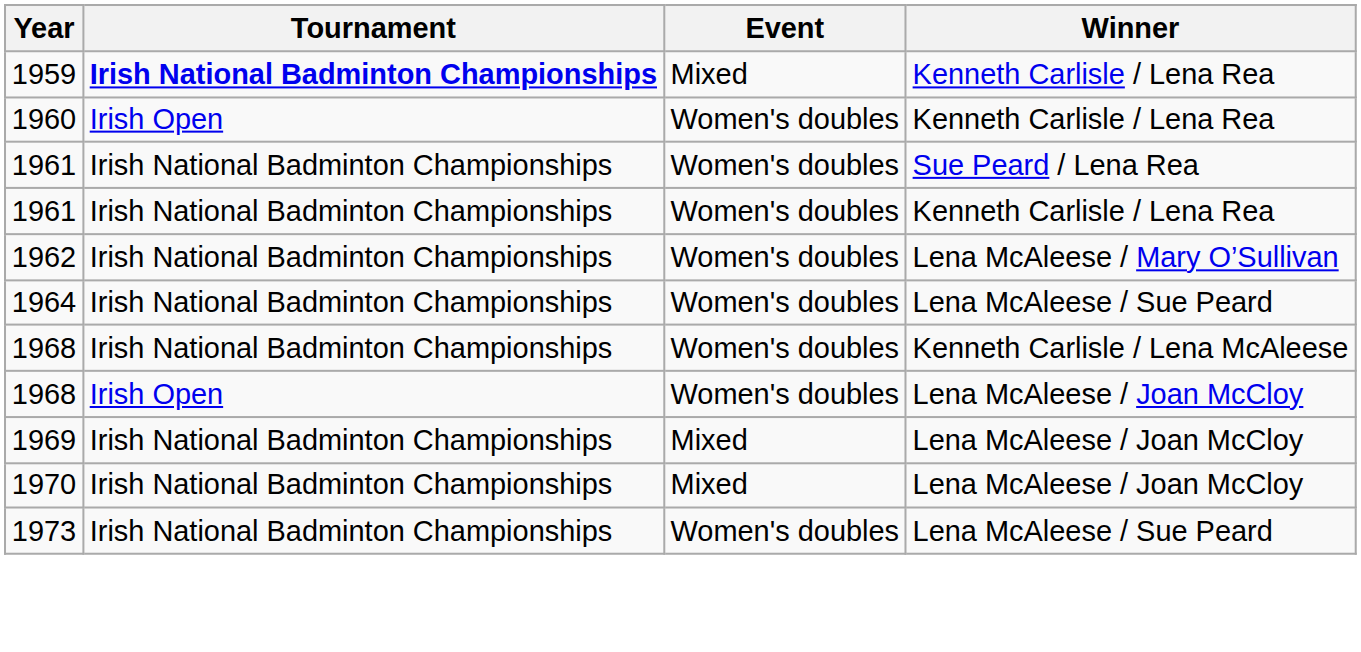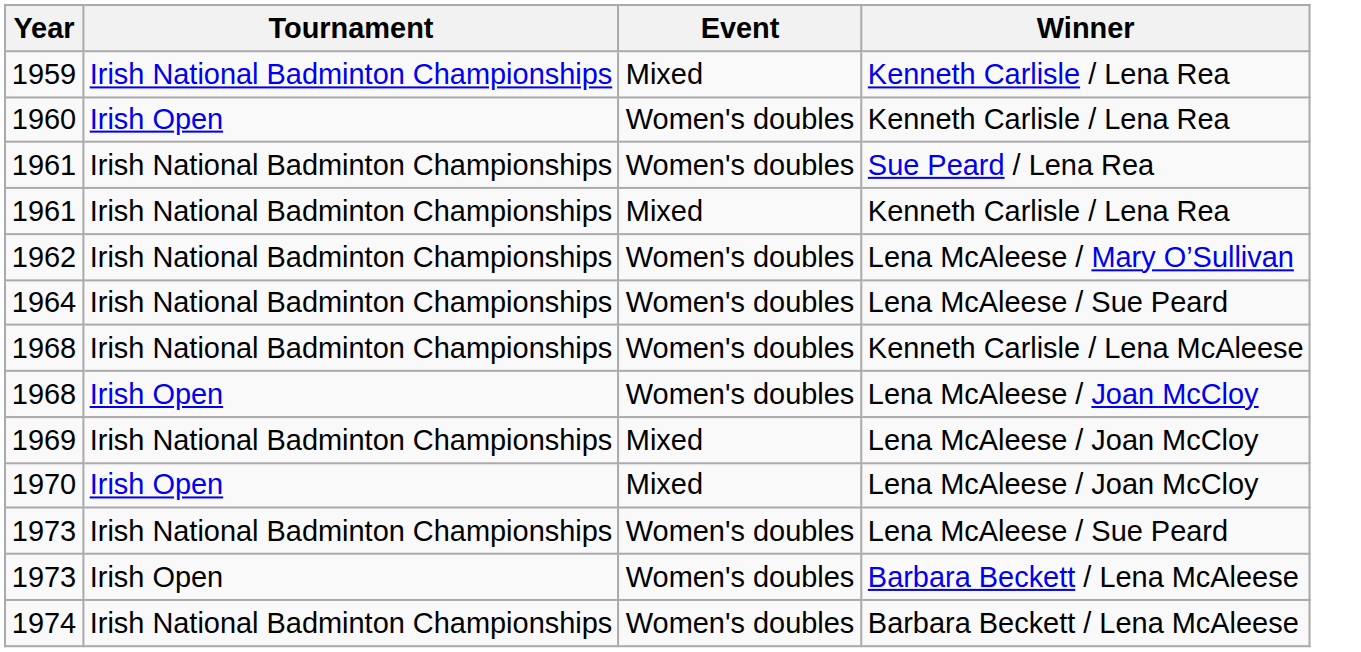(373, 74) bold -> (351, 74) normal
(785, 211) Women's doubles -> (664, 211) Mixed
(351, 486) Irish National Badminton Championships -> (156, 486) Irish Open
+ row: (44, 577)
+ row: (44, 623)
